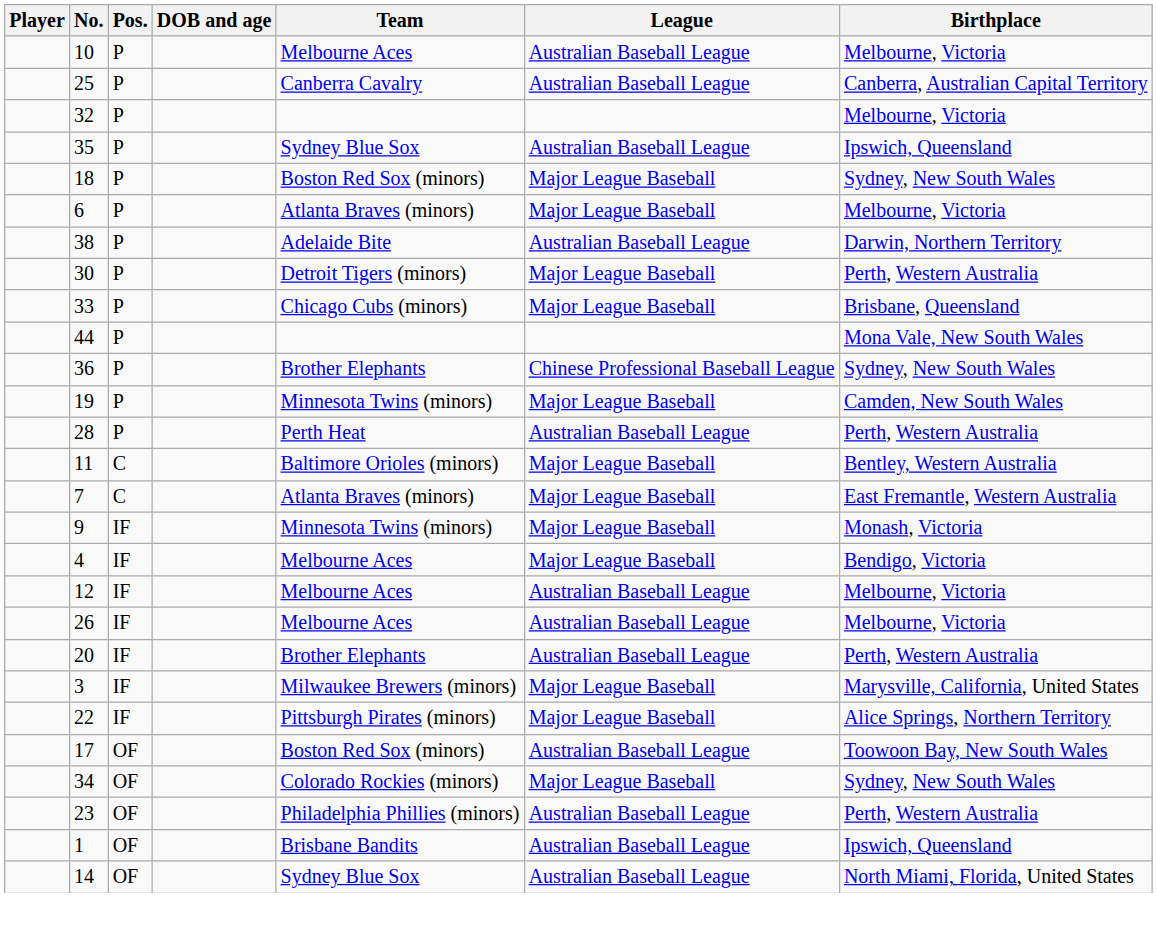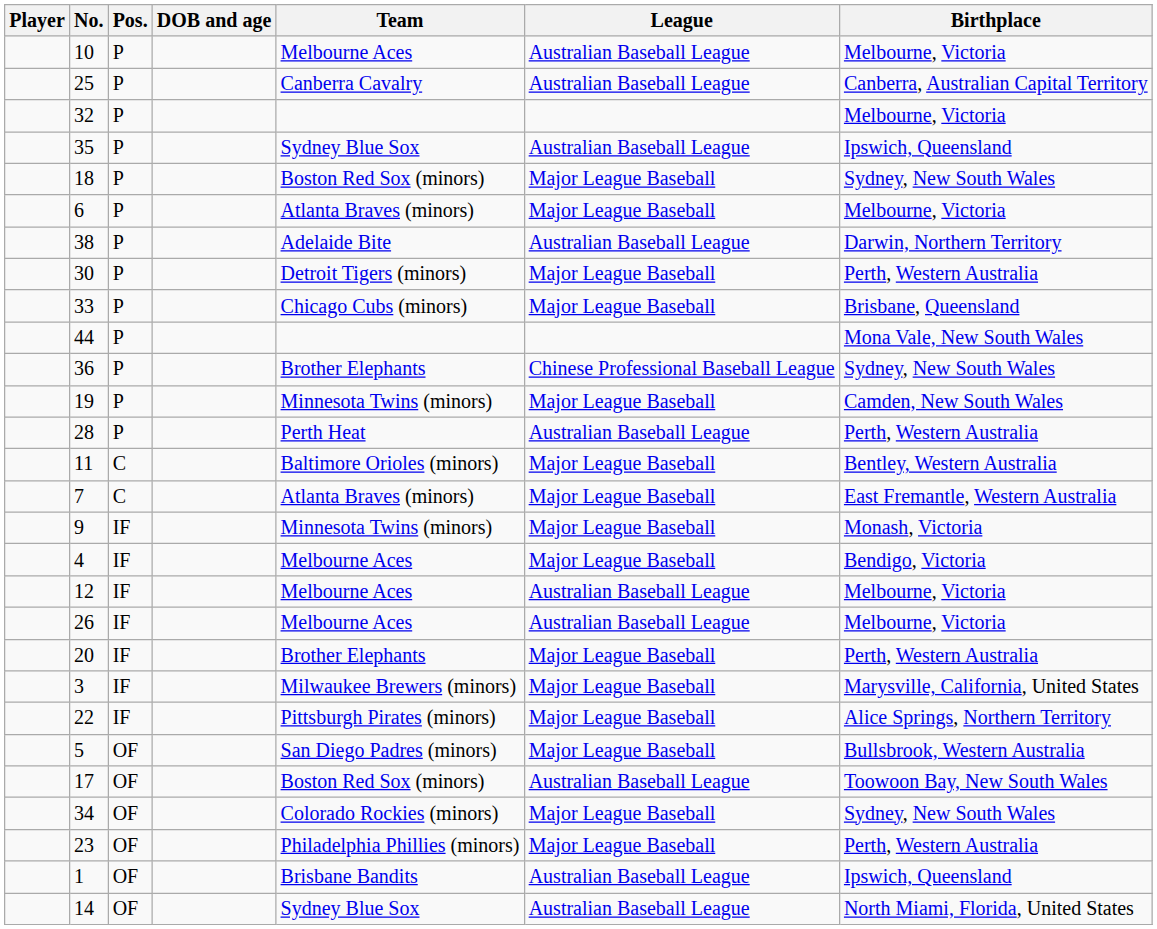(639, 654) Australian Baseball League -> (622, 654) Major League Baseball
+ row: (79, 749)
(639, 813) Australian Baseball League -> (622, 845) Major League Baseball
